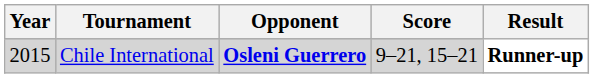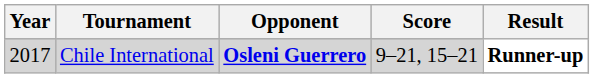(30, 55) 2015 -> (30, 55) 2017
